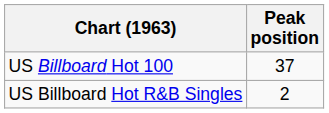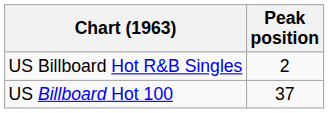rows swapped: (91, 66) <-> (126, 94)
